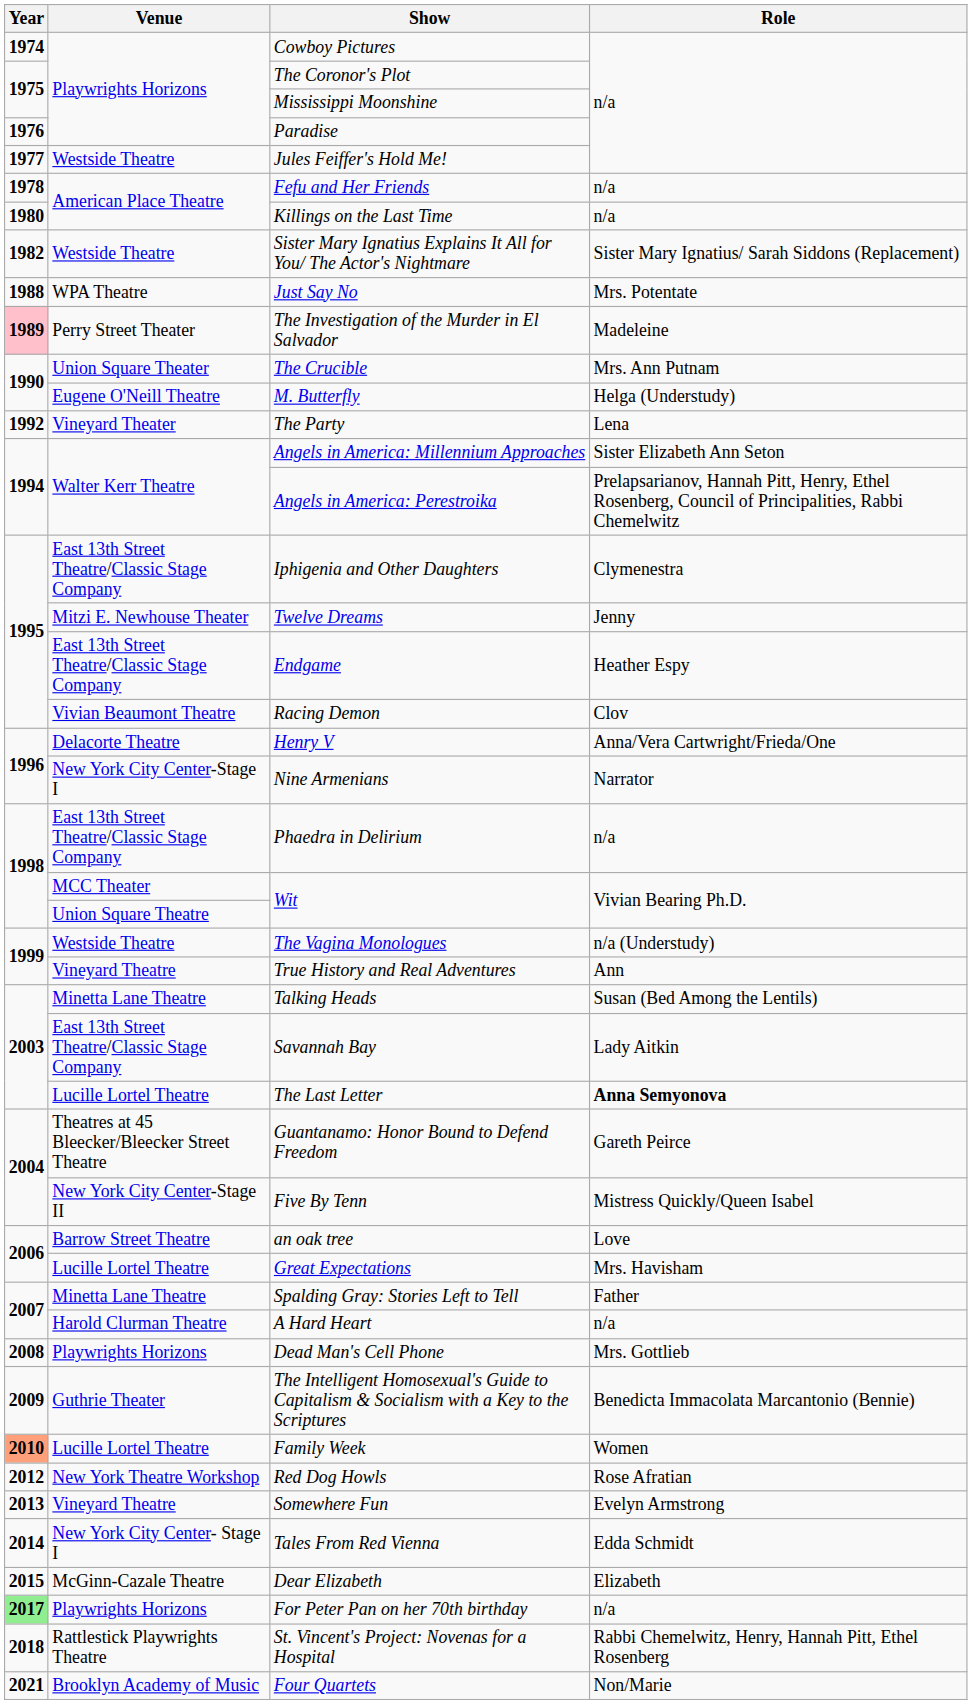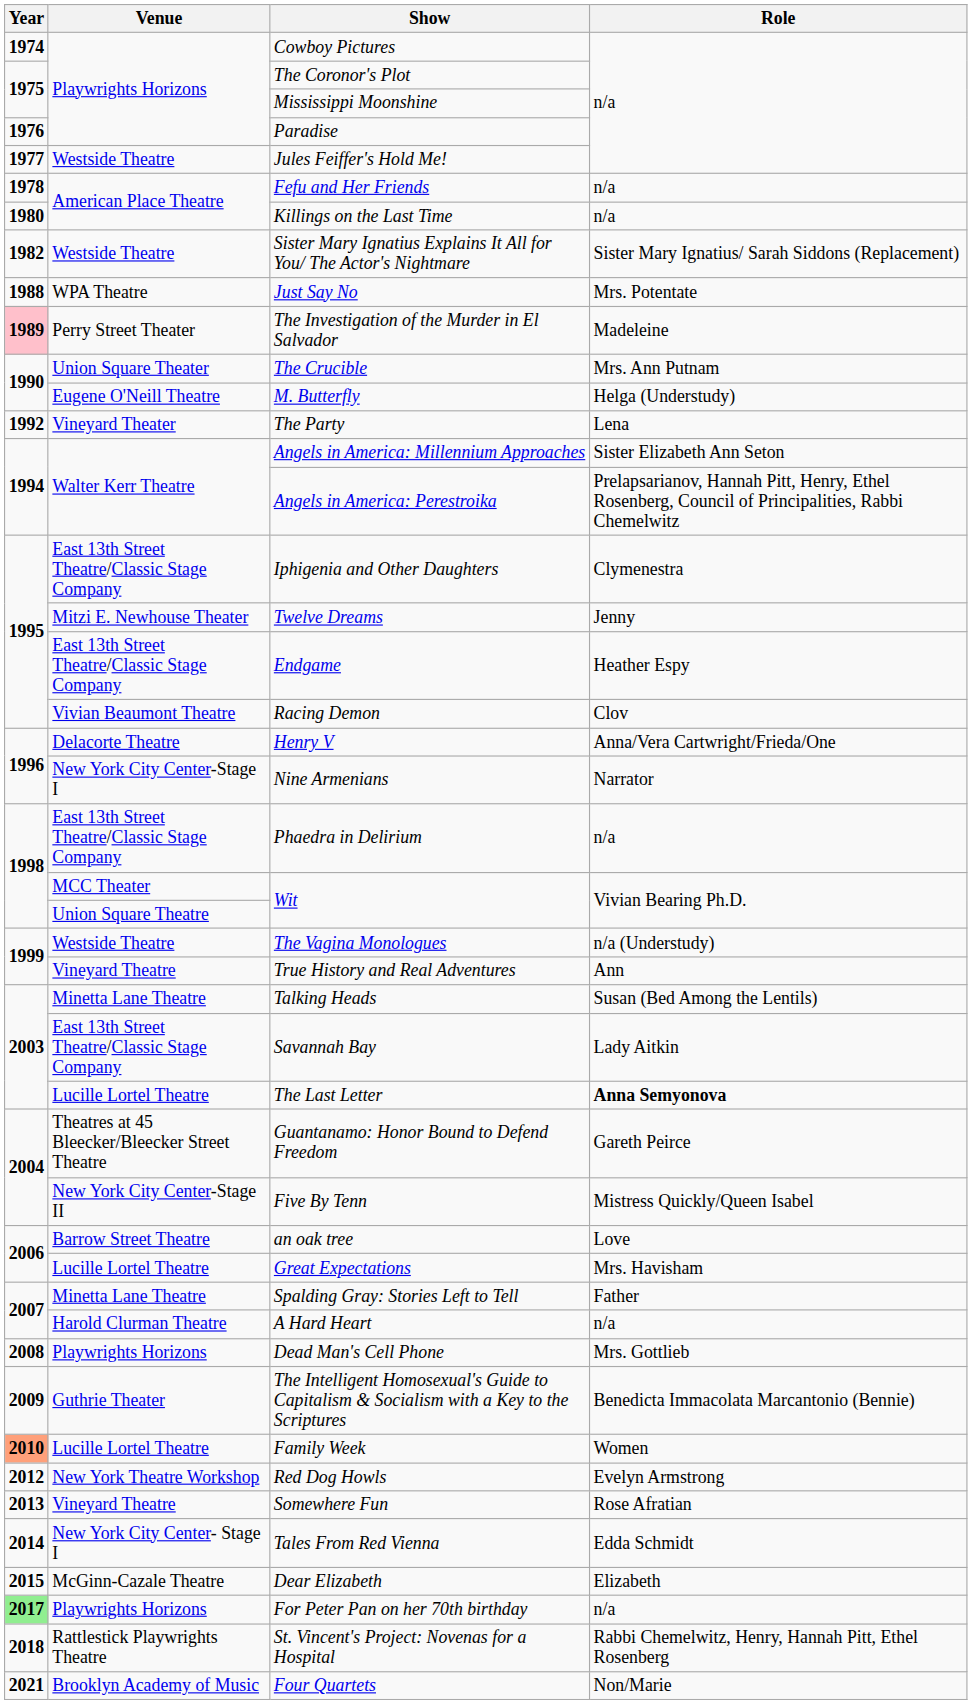(643, 1476) Rose Afratian -> (659, 1476) Evelyn Armstrong
(659, 1504) Evelyn Armstrong -> (643, 1504) Rose Afratian
